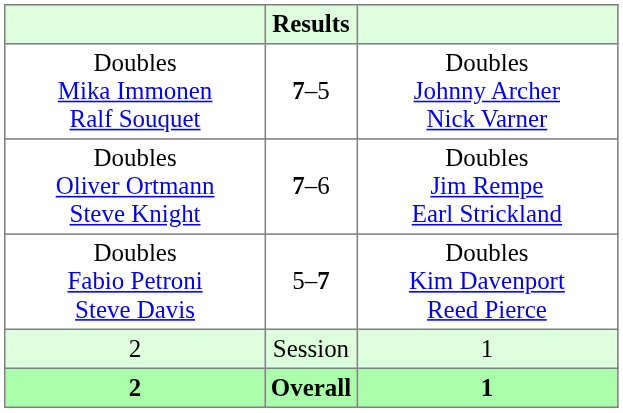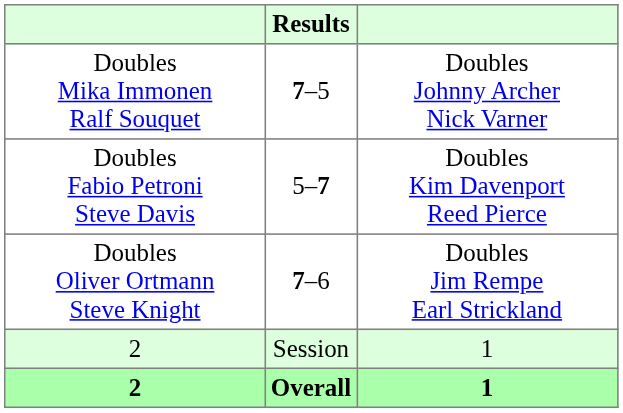rows swapped: (135, 186) <-> (135, 281)
